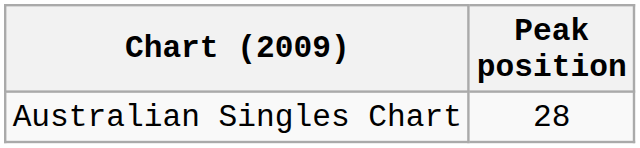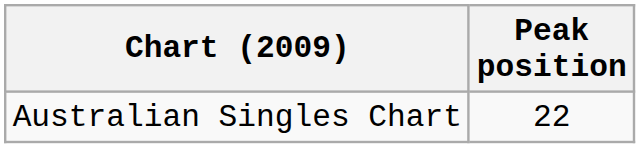(552, 117) 28 -> (552, 117) 22
